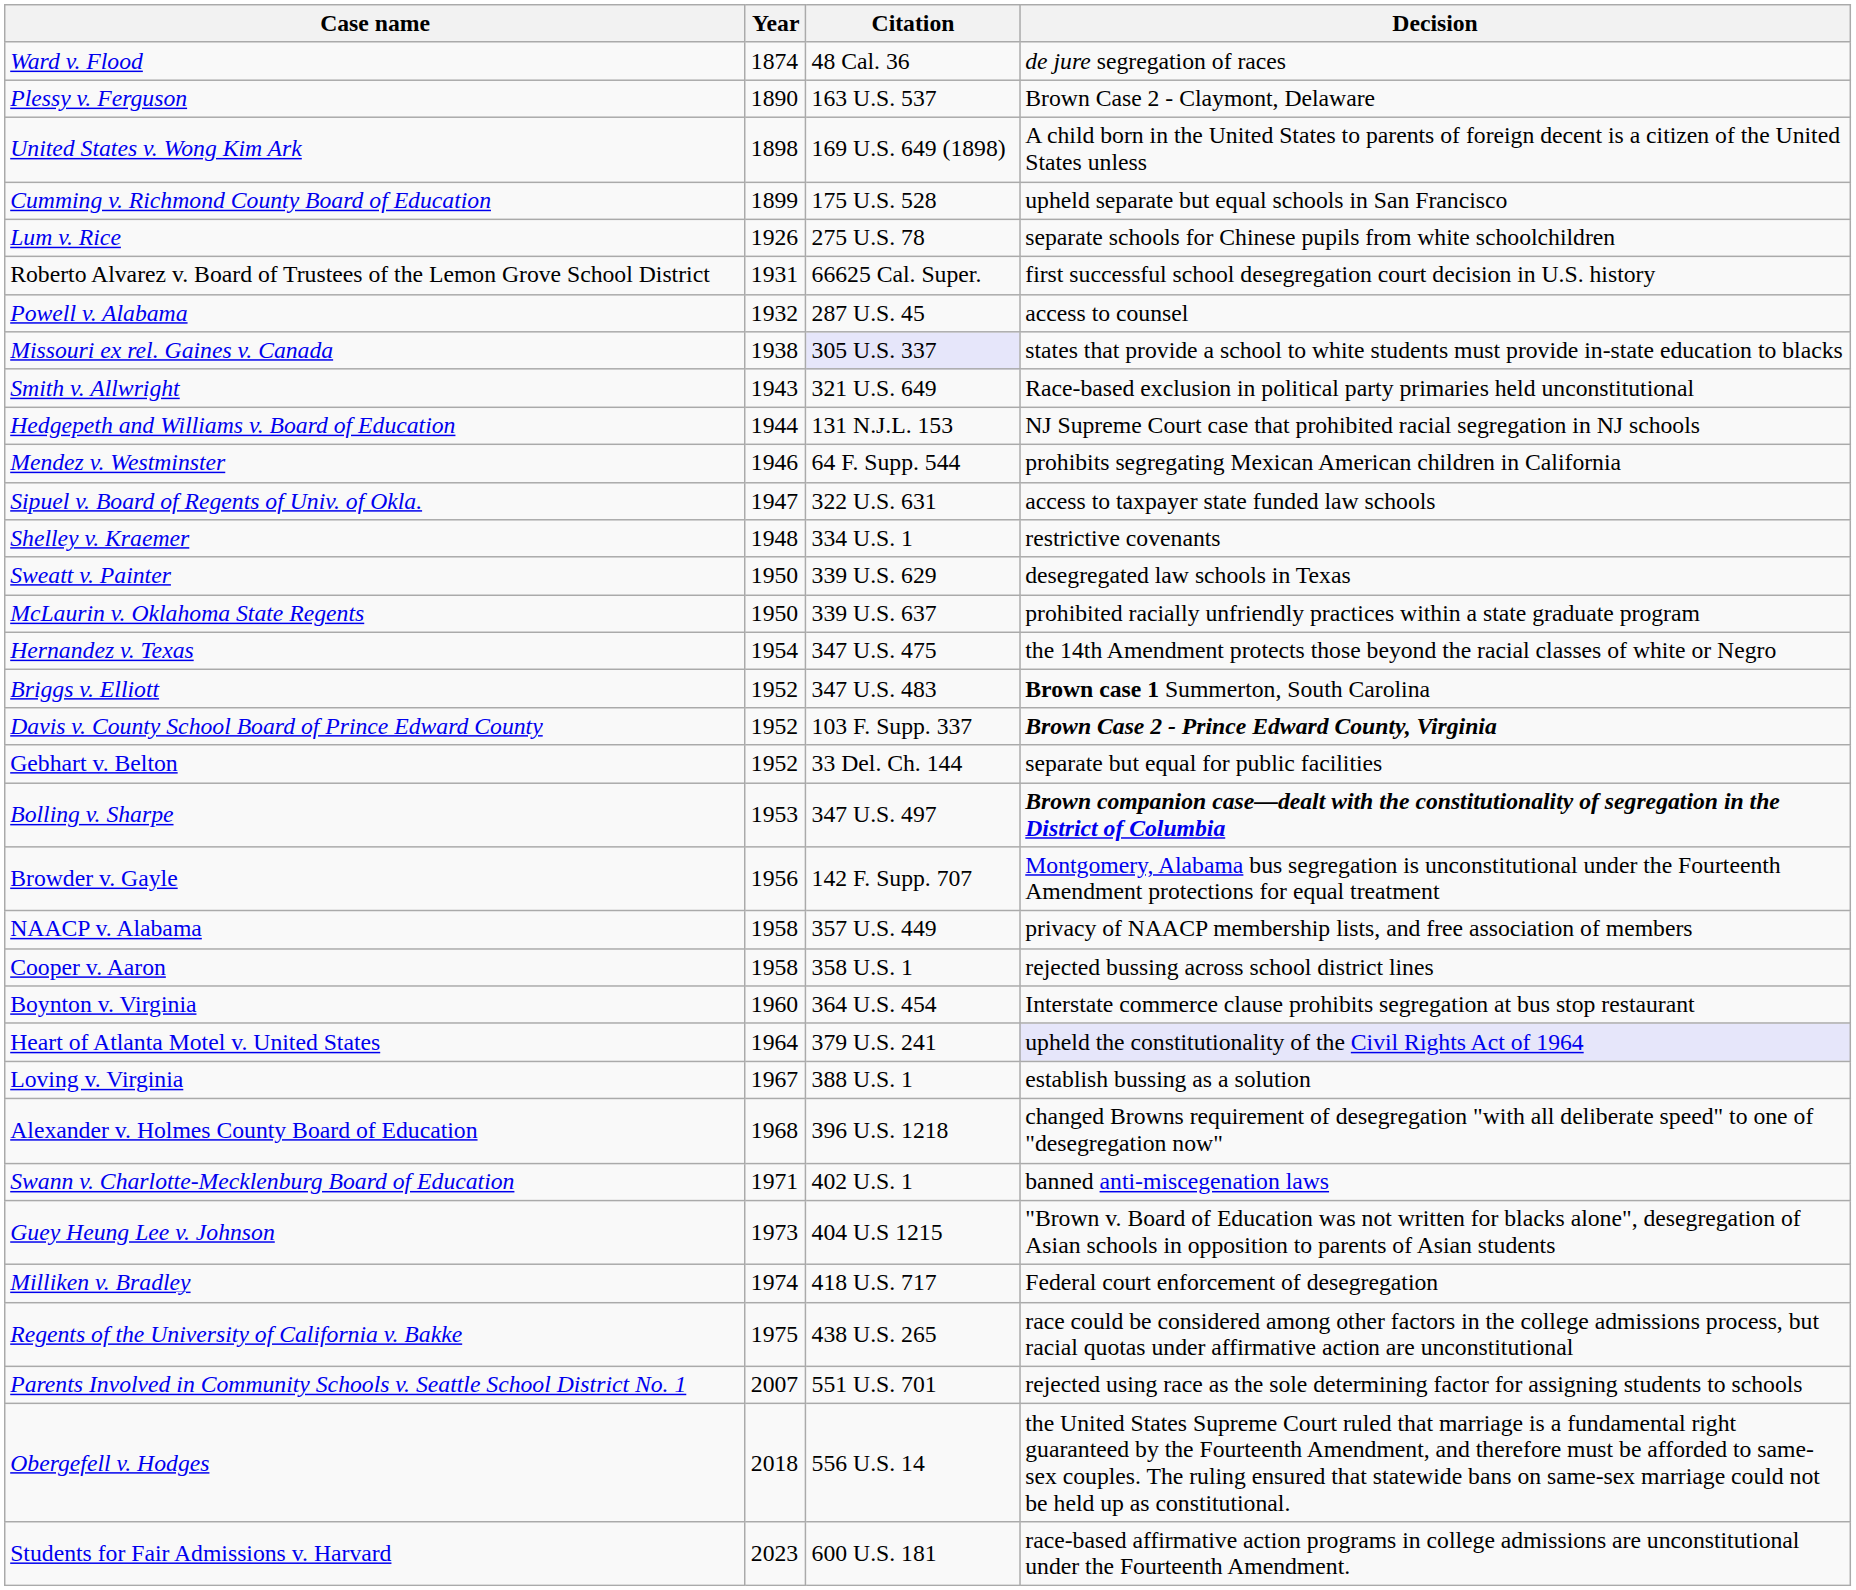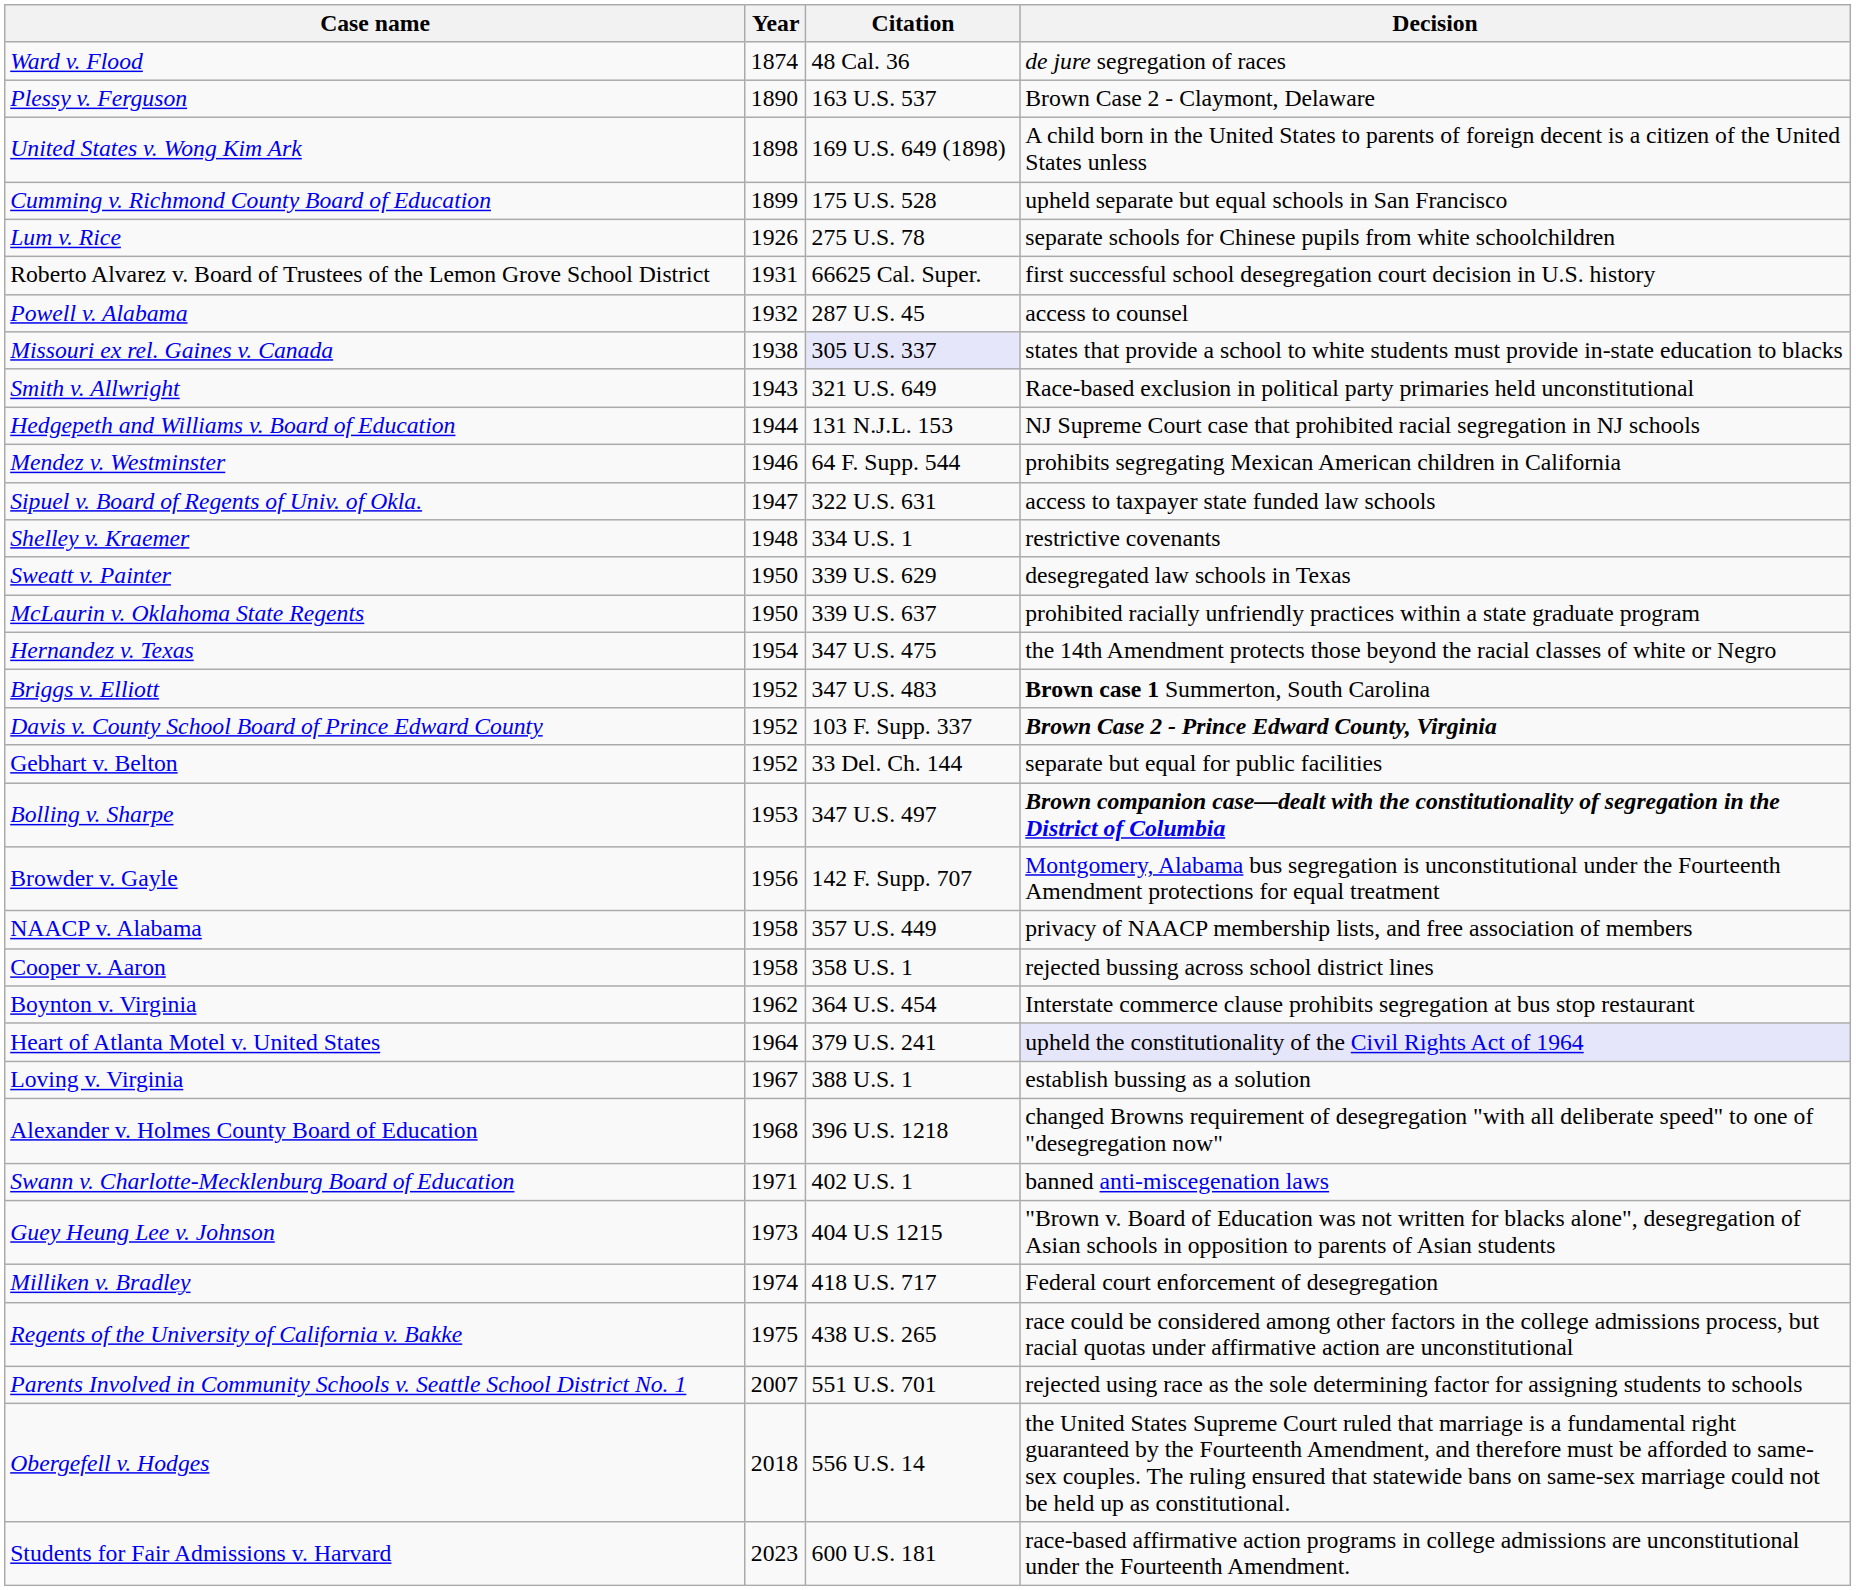(775, 1004) 1960 -> (775, 1004) 1962
